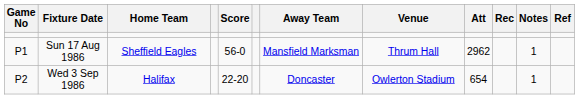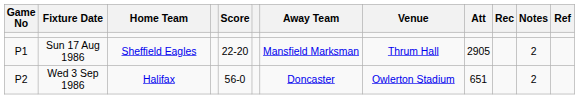(235, 51) 56-0 -> (235, 51) 22-20
(478, 51) 2962 -> (478, 51) 2905
(534, 51) 1 -> (534, 51) 2
(235, 79) 22-20 -> (235, 79) 56-0
(478, 79) 654 -> (478, 79) 651
(534, 79) 1 -> (534, 79) 2
